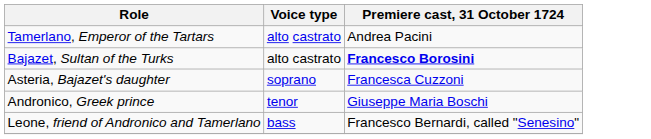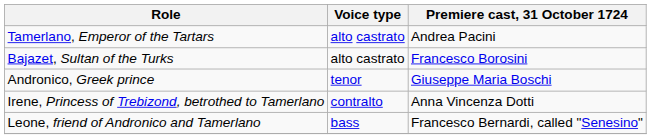(411, 58) bold -> (469, 58) normal
- row: (89, 79)
+ row: (166, 101)
